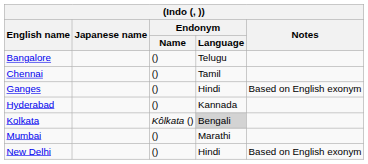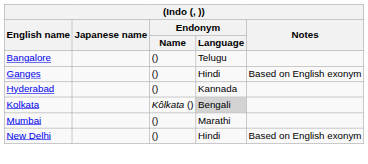- row: (25, 74)
